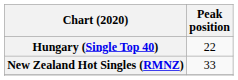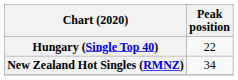(210, 65) 33 -> (210, 65) 34
